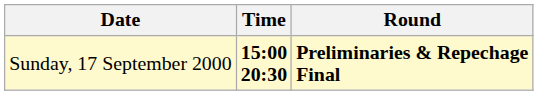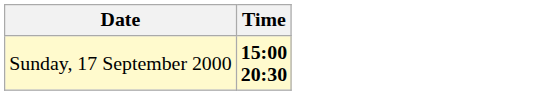- column: (412, 20)
